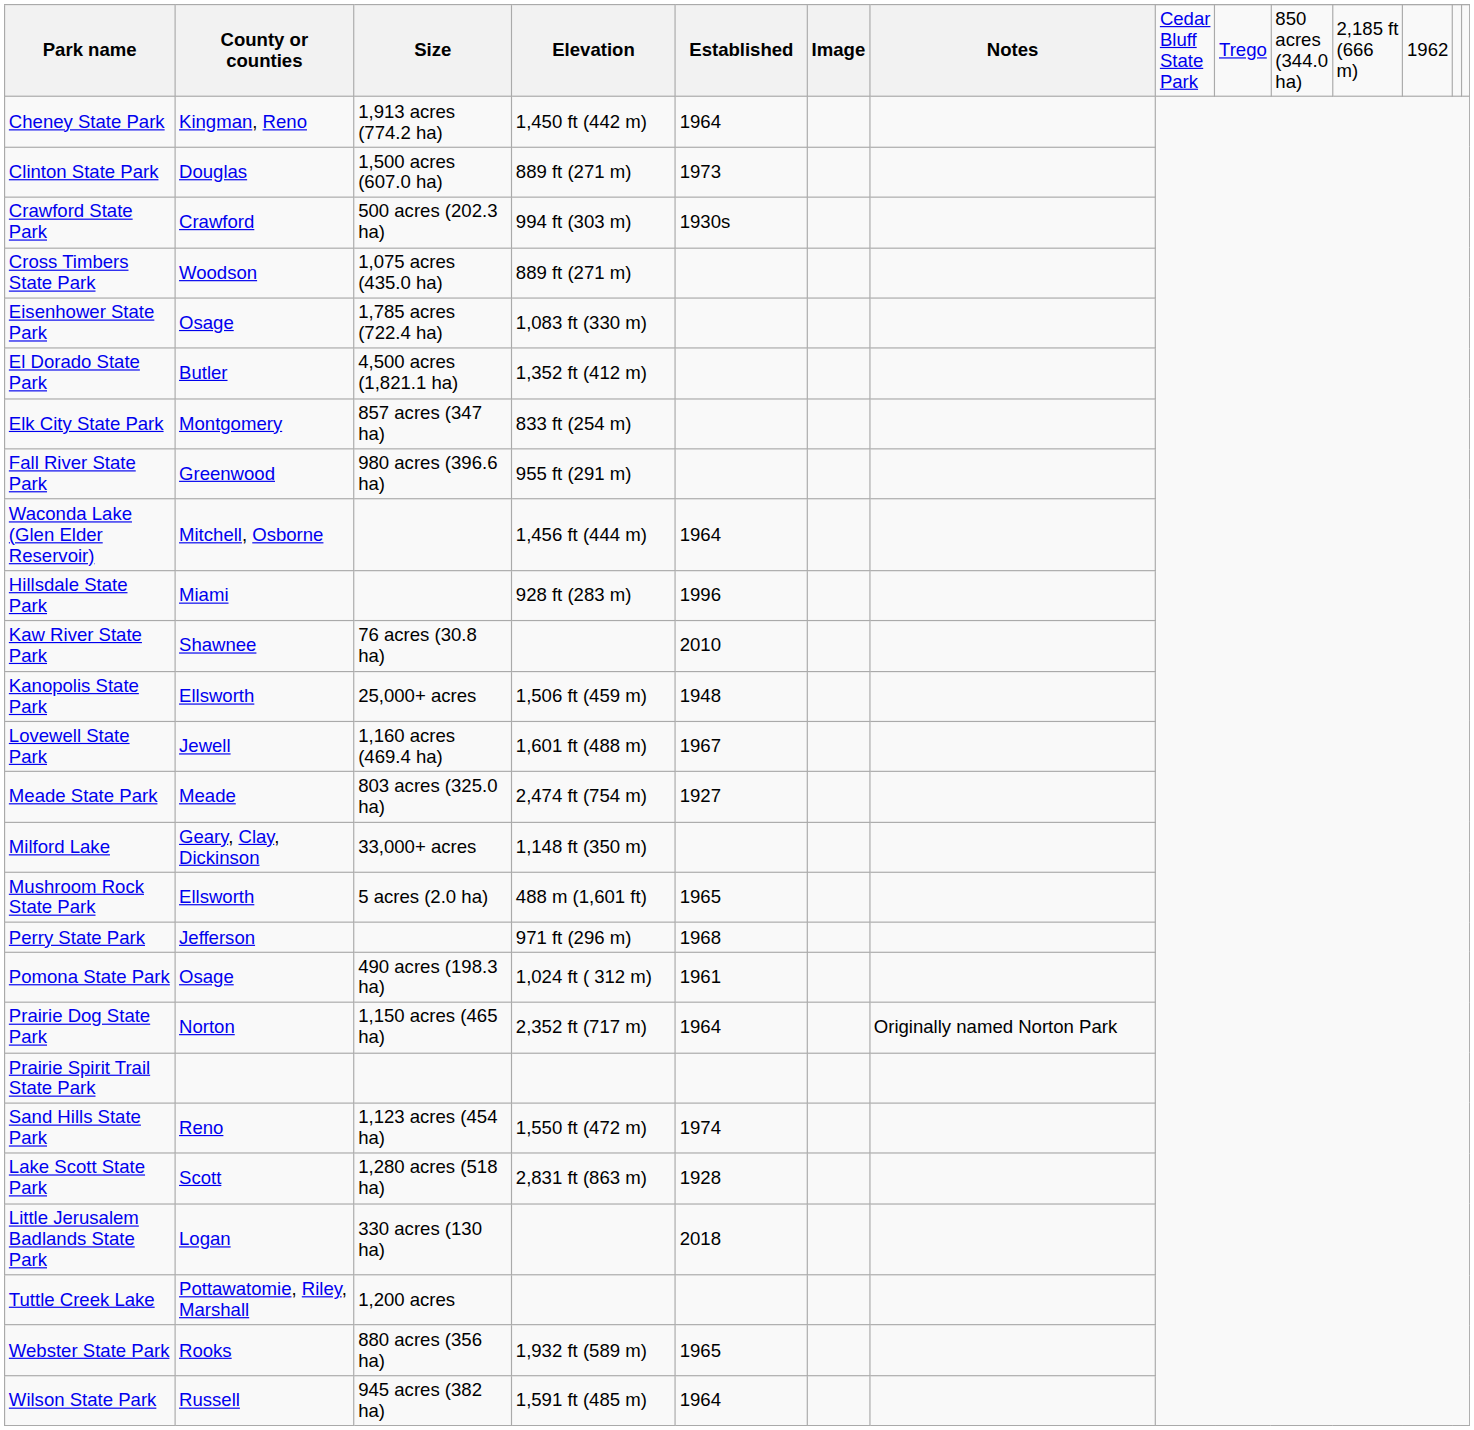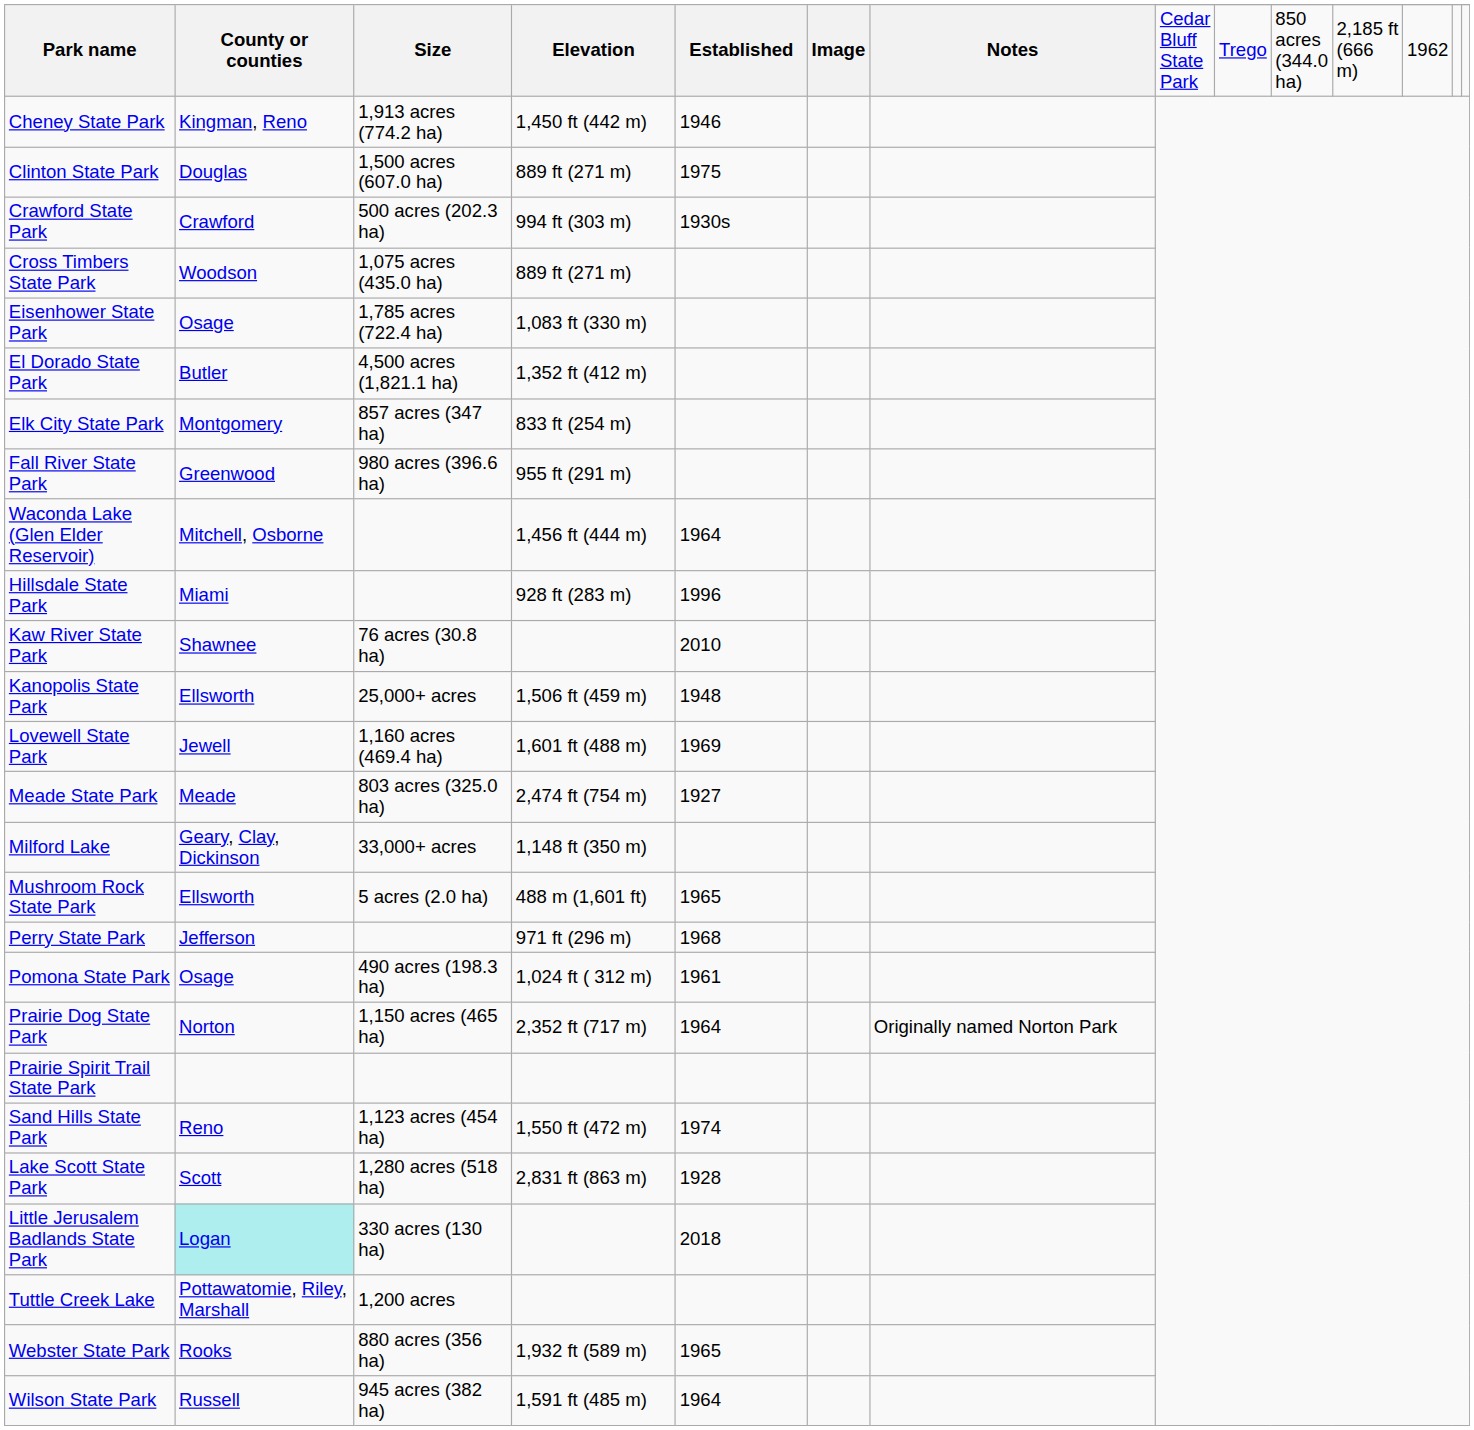(700, 121) 1964 -> (700, 121) 1946
(700, 172) 1973 -> (700, 172) 1975
(700, 746) 1967 -> (700, 746) 1969
(205, 1239) no background -> (205, 1239) paleturquoise background
